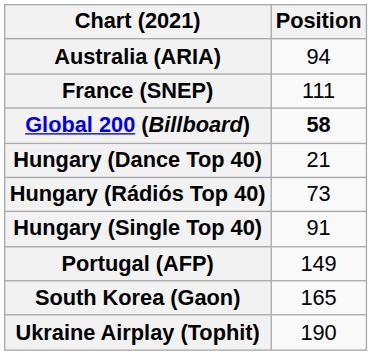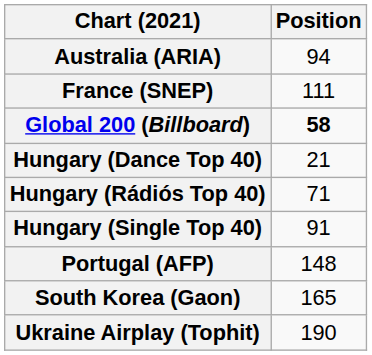(319, 194) 73 -> (319, 194) 71
(319, 263) 149 -> (319, 263) 148
